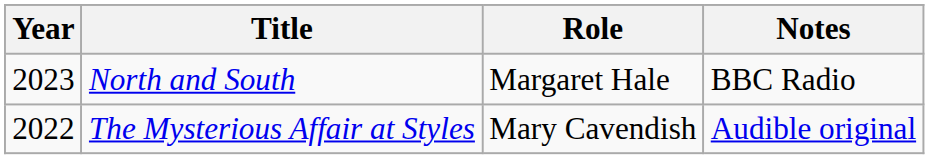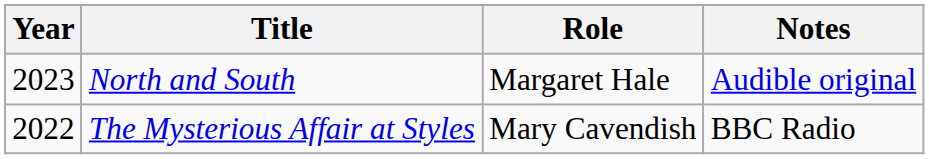(783, 78) BBC Radio -> (813, 78) Audible original
(813, 128) Audible original -> (783, 128) BBC Radio
